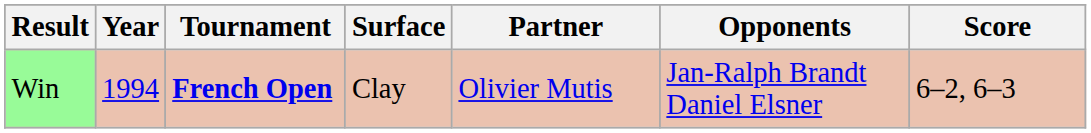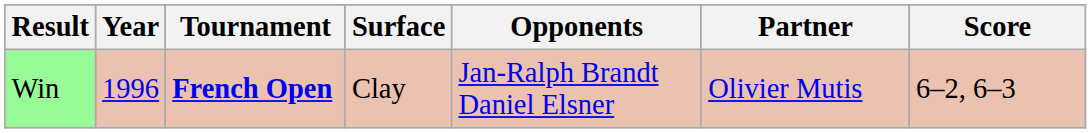columns swapped: (556, 27) <-> (785, 27)
(131, 88) 1994 -> (131, 88) 1996
